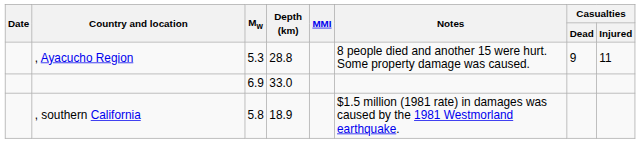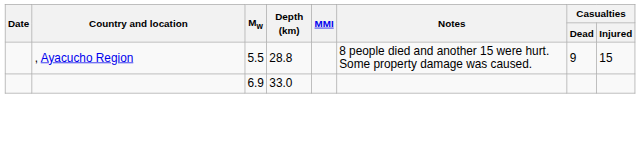(256, 58) 5.3 -> (256, 58) 5.5
(605, 58) 11 -> (606, 58) 15
- row: (88, 115)
